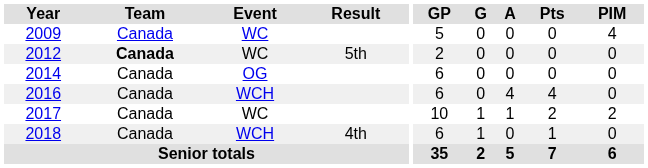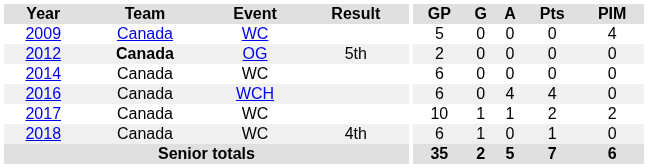(255, 54) WC -> (255, 54) OG
(255, 74) OG -> (255, 74) WC
(255, 134) WCH -> (255, 134) WC
